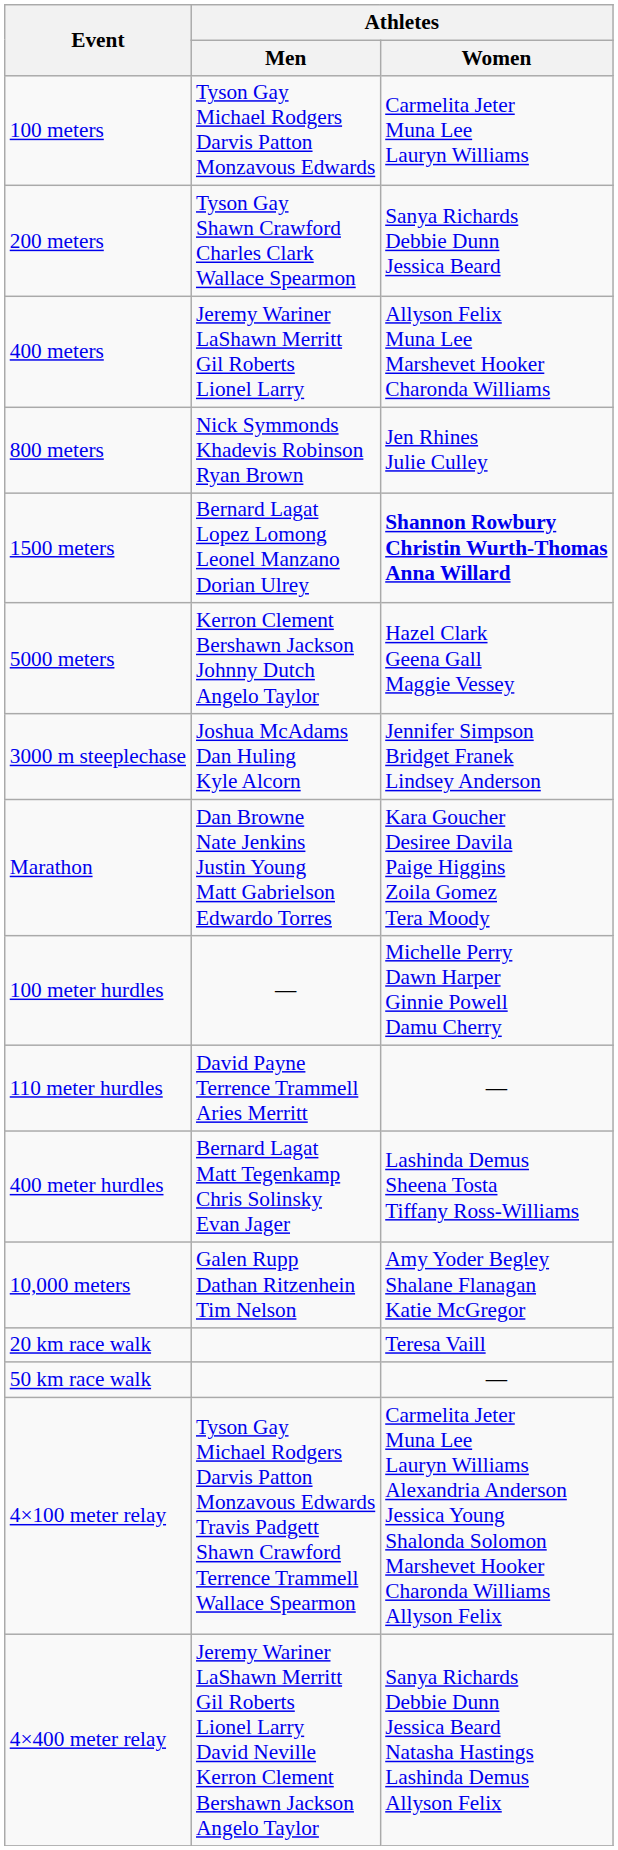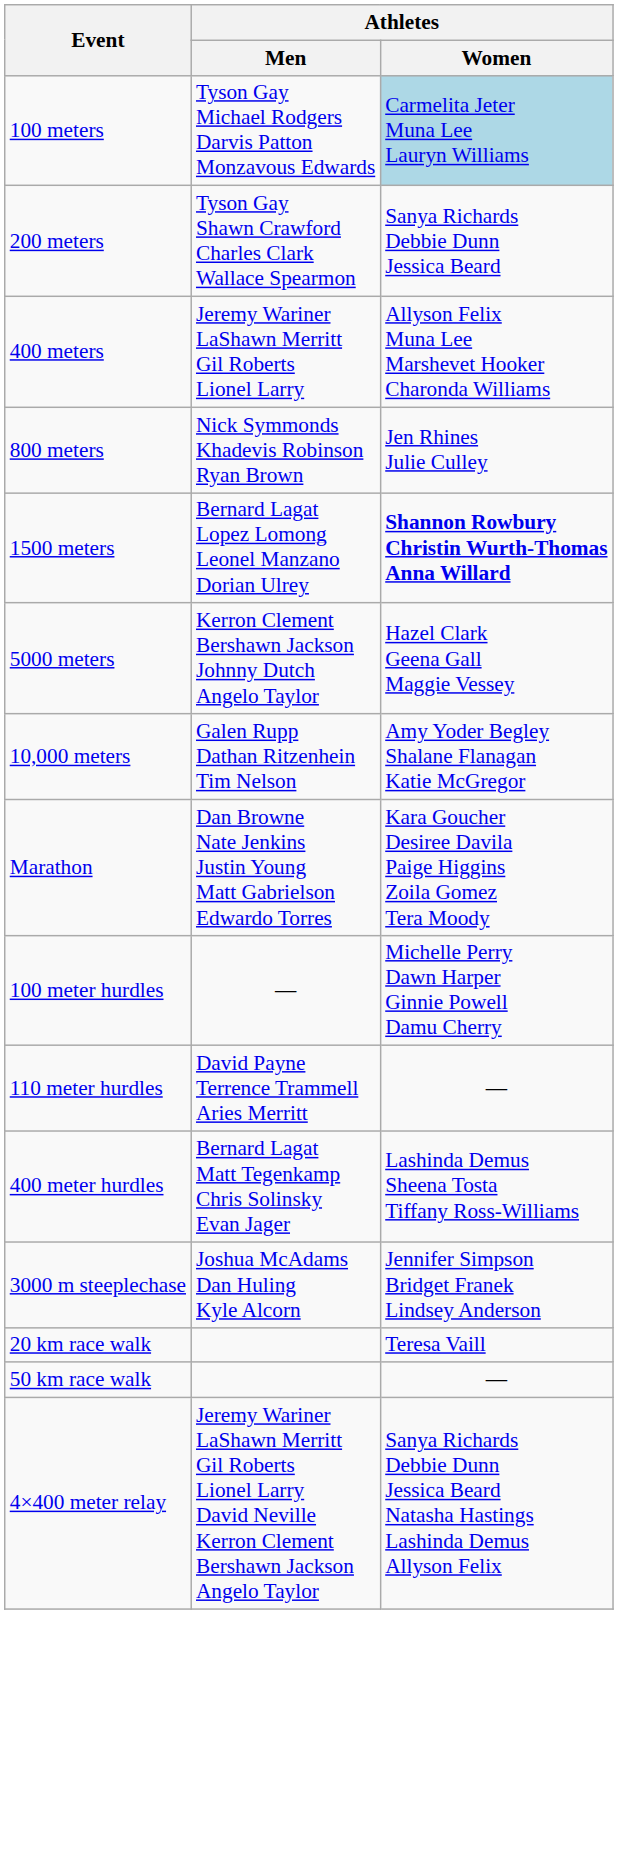(457, 130) no background -> (457, 130) lightblue background
rows swapped: (70, 1284) <-> (98, 756)
- row: (88, 1515)
